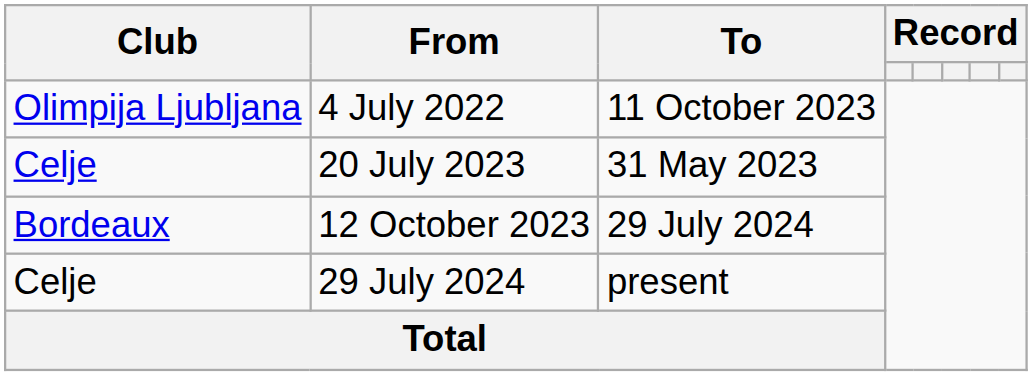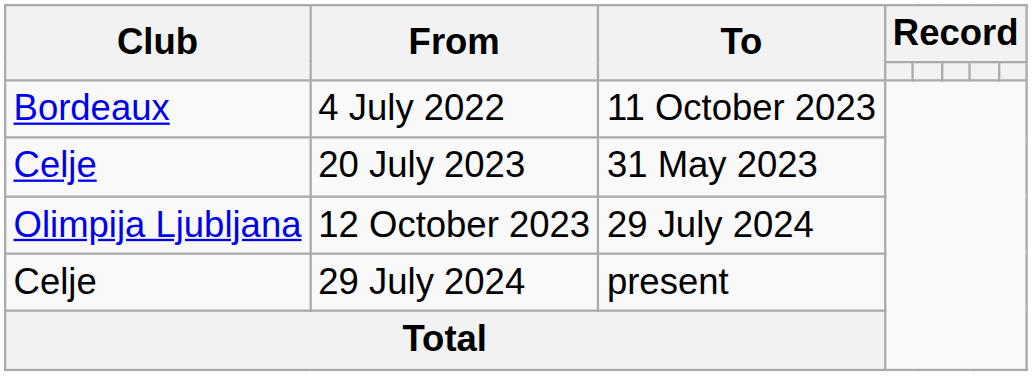(158, 108) Olimpija Ljubljana -> (92, 108) Bordeaux
(92, 223) Bordeaux -> (158, 223) Olimpija Ljubljana
